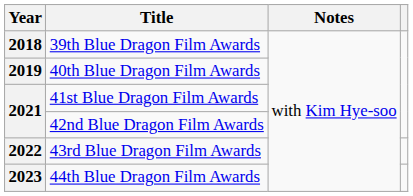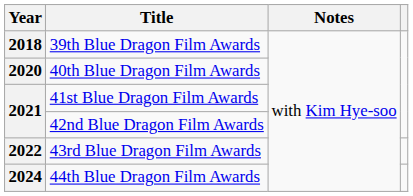(25, 71) 2019 -> (25, 71) 2020
(25, 177) 2023 -> (25, 177) 2024
